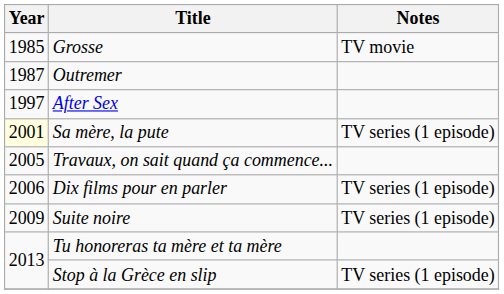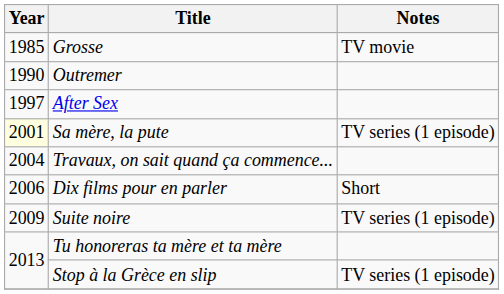(27, 75) 1987 -> (27, 75) 1990
(27, 160) 2005 -> (27, 160) 2004
(418, 189) TV series (1 episode) -> (361, 189) Short
